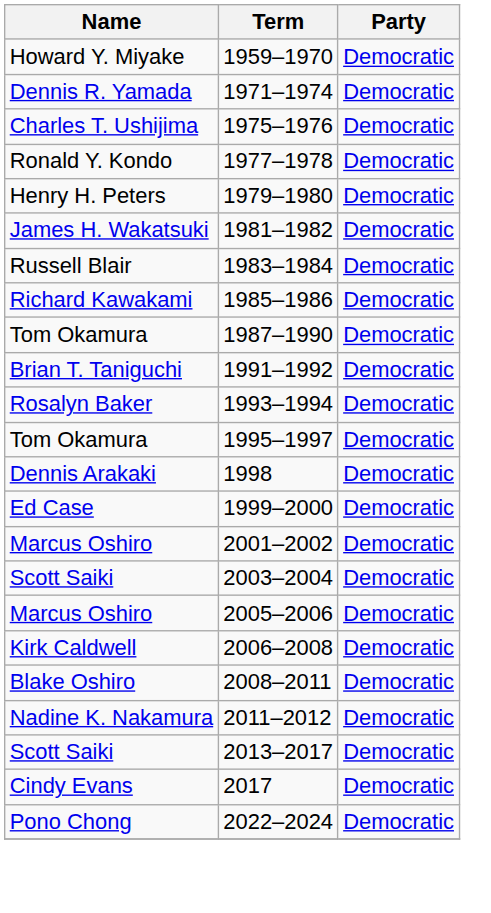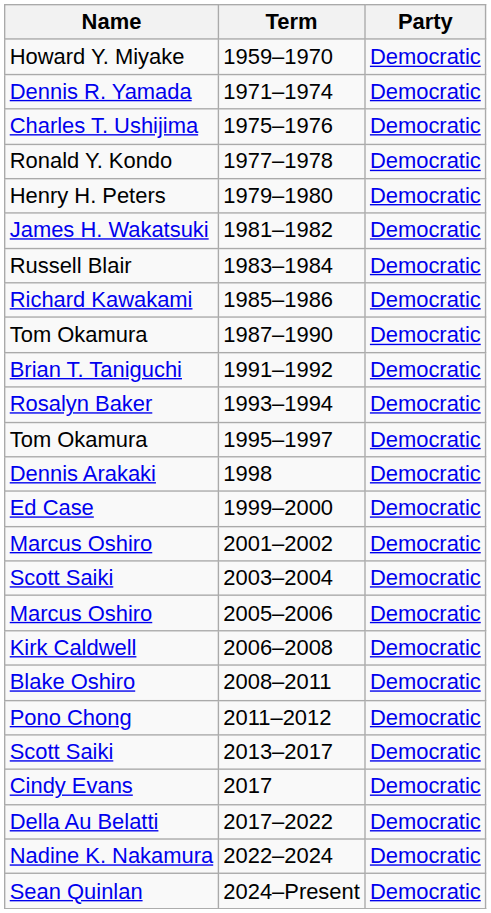(111, 717) Nadine K. Nakamura -> (71, 717) Pono Chong
+ row: (278, 821)
(71, 821) Pono Chong -> (111, 856) Nadine K. Nakamura
+ row: (292, 890)
